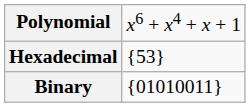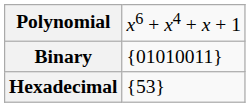rows swapped: (63, 87) <-> (63, 56)
